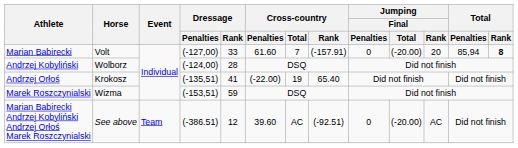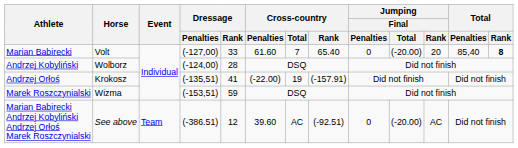(329, 52) (-157.91) -> (329, 52) 65.40
(468, 52) 85,94 -> (468, 52) 85,40
(329, 79) 65.40 -> (329, 79) (-157.91)
